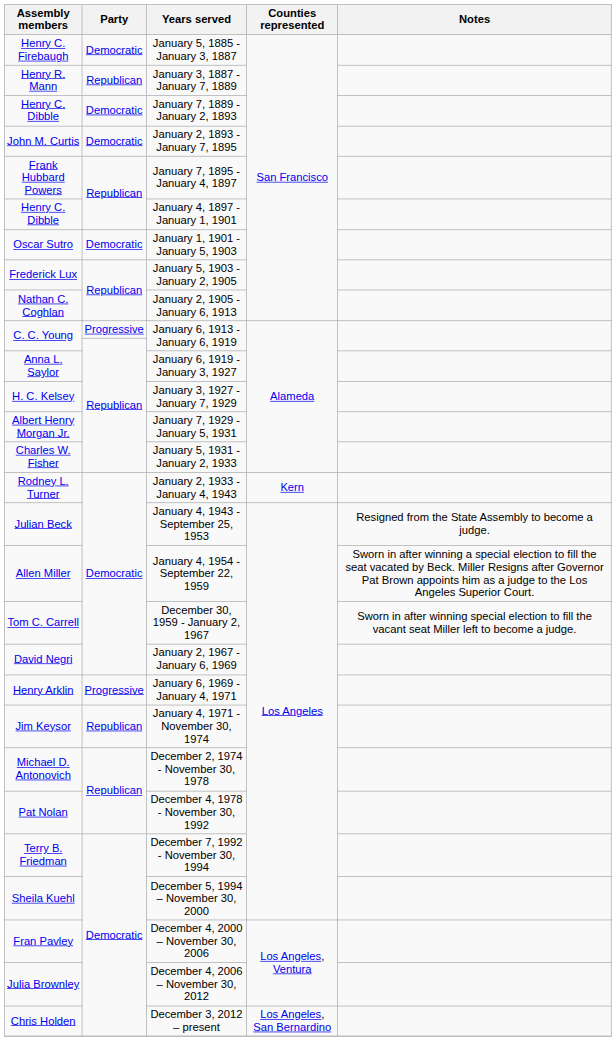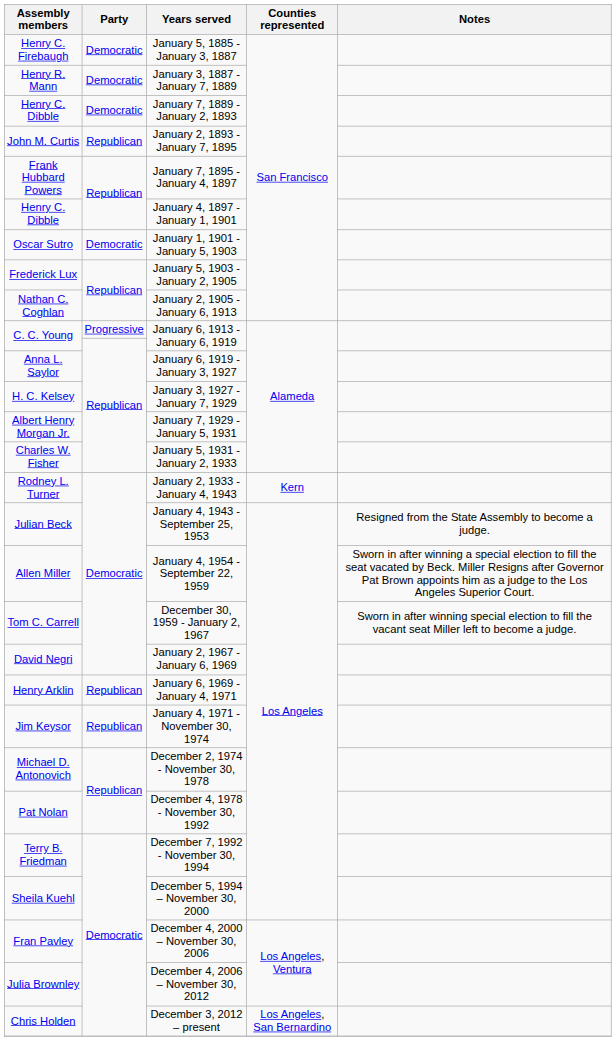(114, 80) Republican -> (114, 80) Democratic
(114, 141) Democratic -> (114, 141) Republican
(114, 689) Progressive -> (114, 689) Republican
